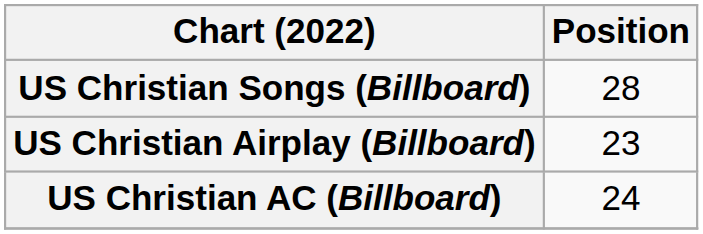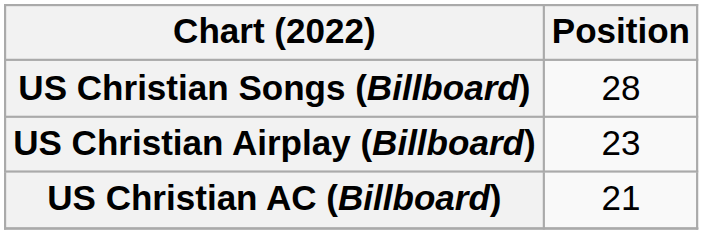(621, 198) 24 -> (621, 198) 21
